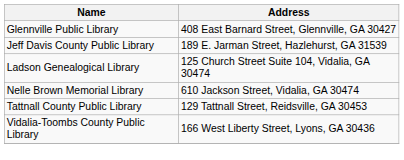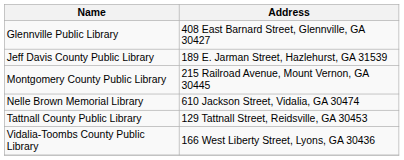- row: (73, 68)
+ row: (86, 79)
